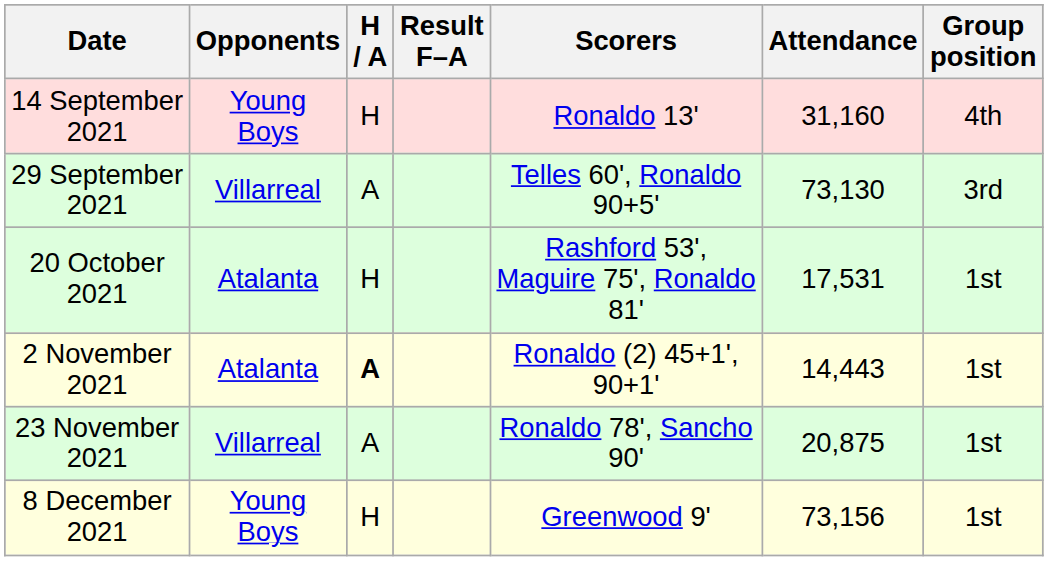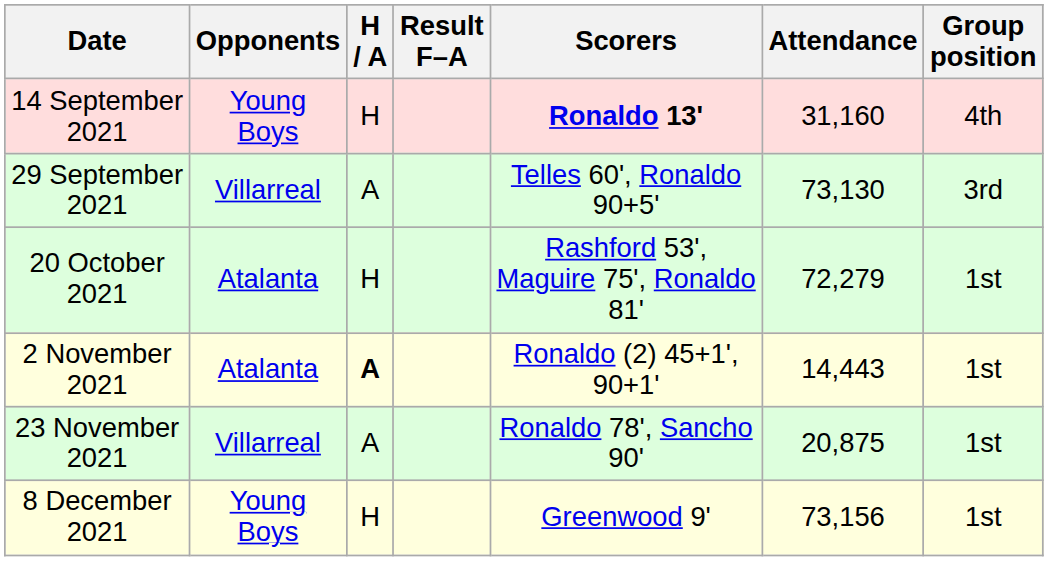(626, 115) normal -> (626, 115) bold
(843, 279) 17,531 -> (843, 279) 72,279
